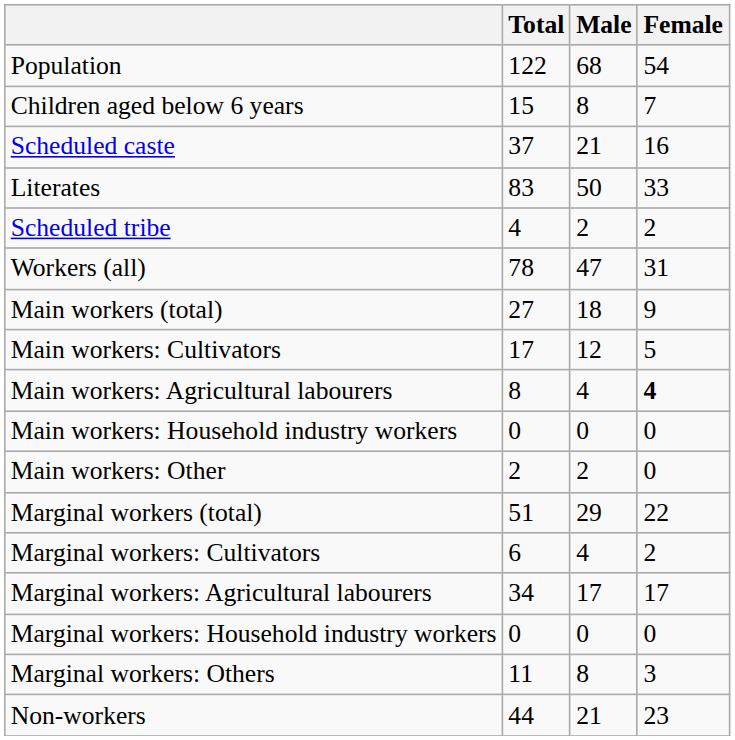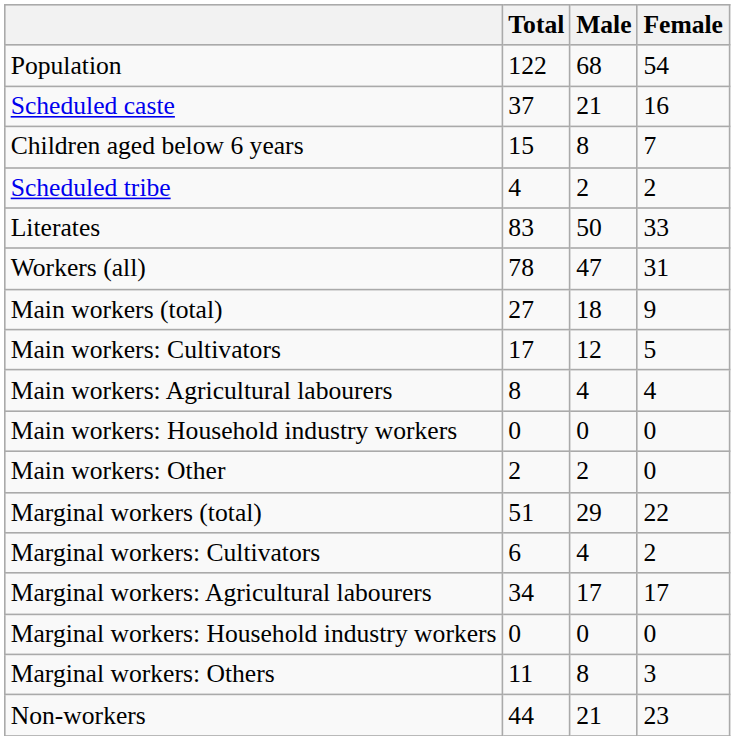rows swapped: (157, 106) <-> (93, 146)
rows swapped: (91, 227) <-> (55, 187)
(650, 390) bold -> (650, 390) normal
